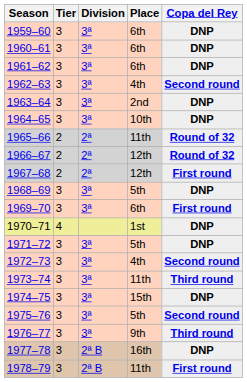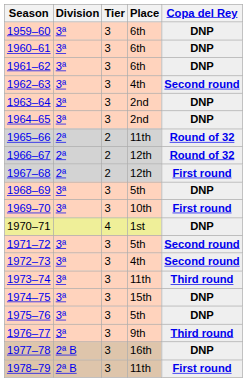columns swapped: (66, 13) <-> (103, 13)
(141, 119) 10th -> (139, 119) 2nd
(138, 208) 6th -> (141, 208) 10th
(202, 244) DNP -> (202, 244) Second round
(202, 315) Second round -> (202, 315) DNP
